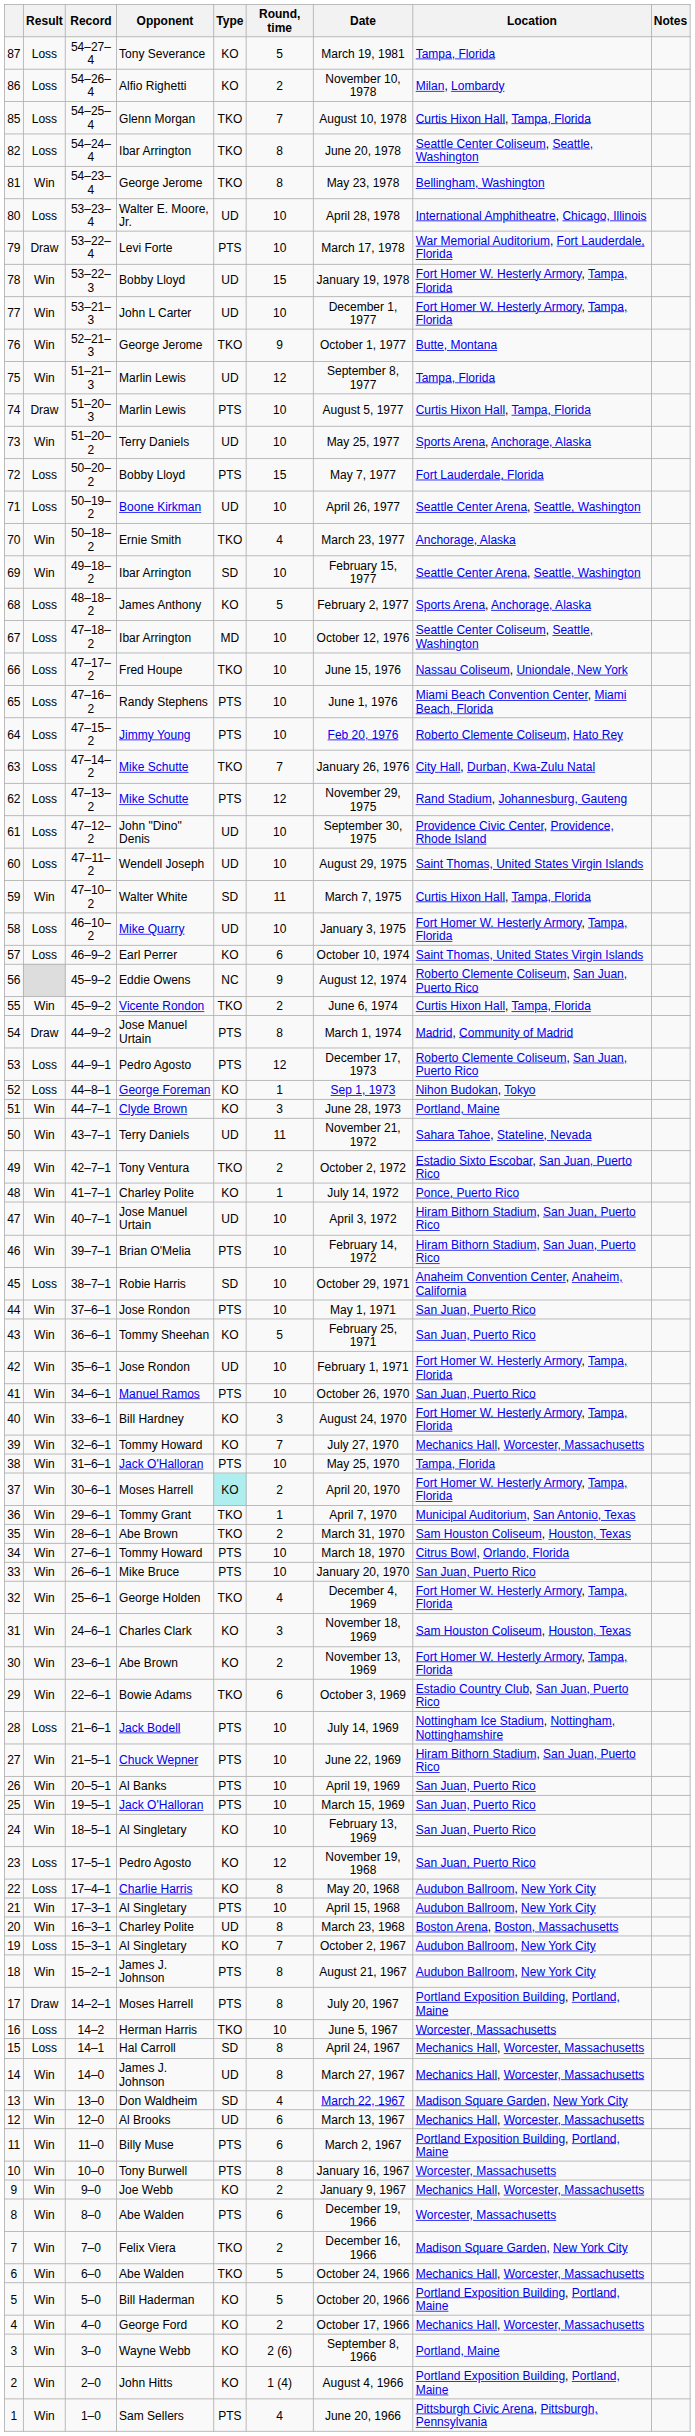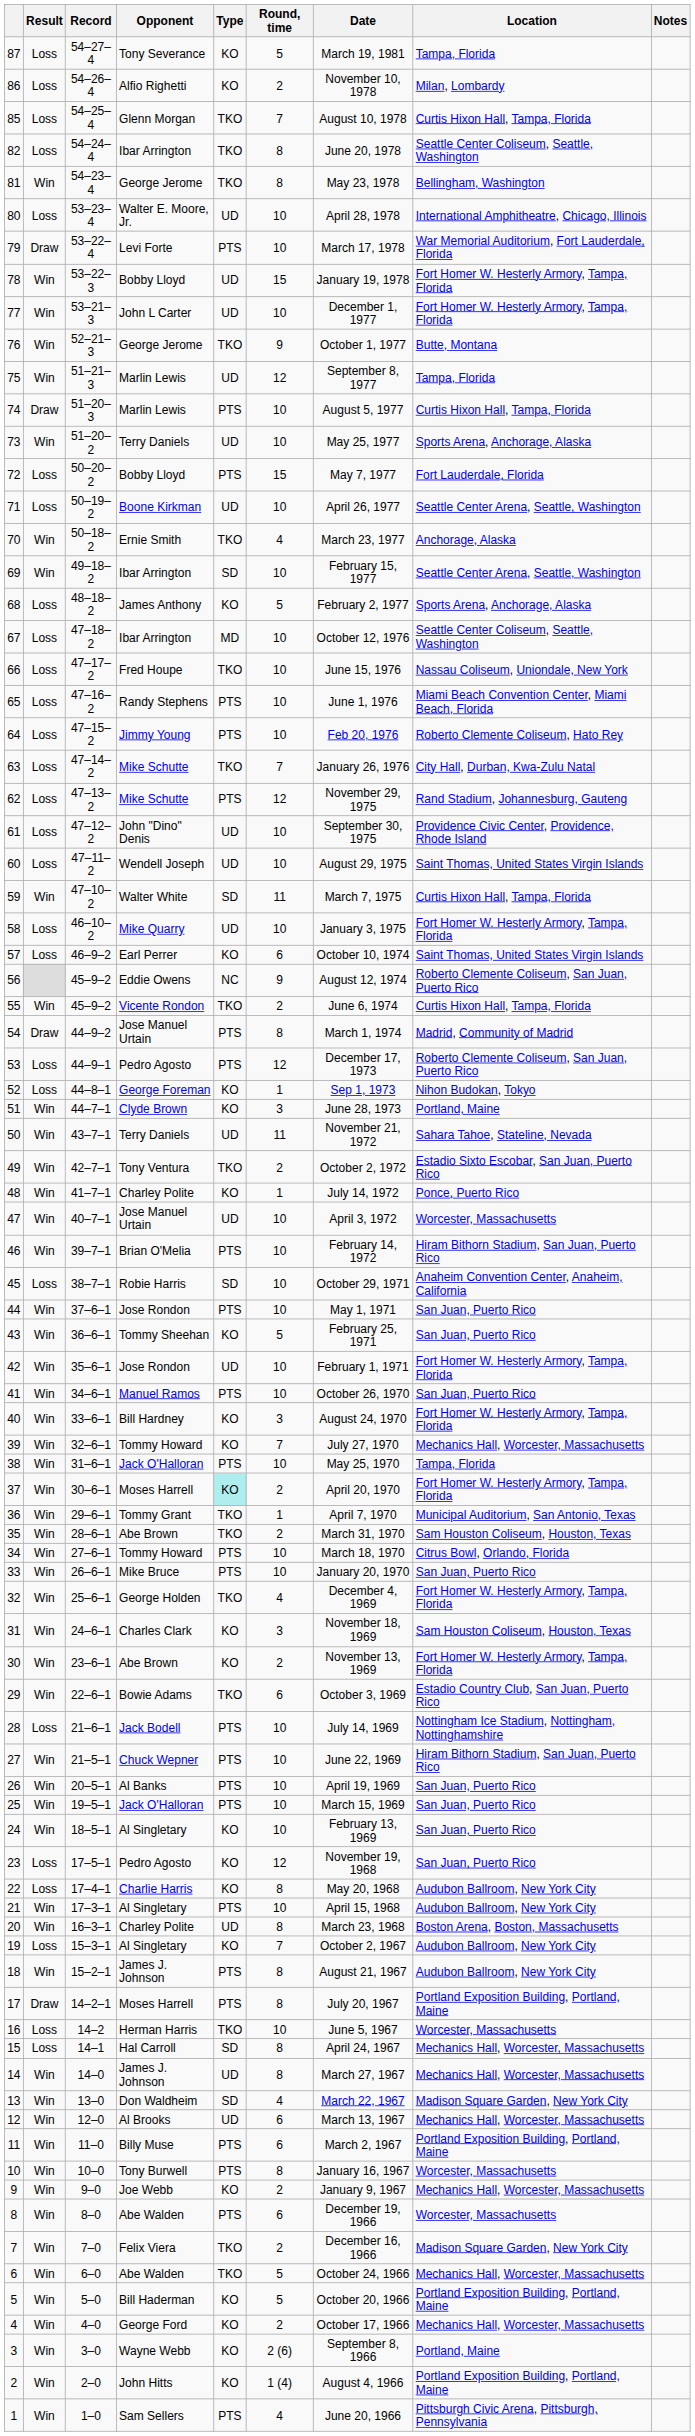(526, 1219) Hiram Bithorn Stadium, San Juan, Puerto Rico -> (486, 1219) Worcester, Massachusetts
